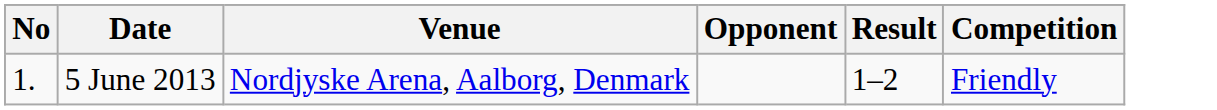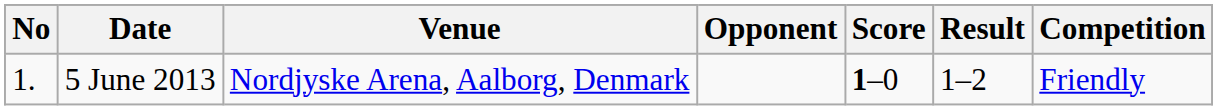+ column: (889, 29)
